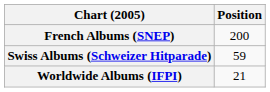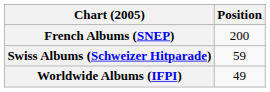(240, 76) 21 -> (240, 76) 49
